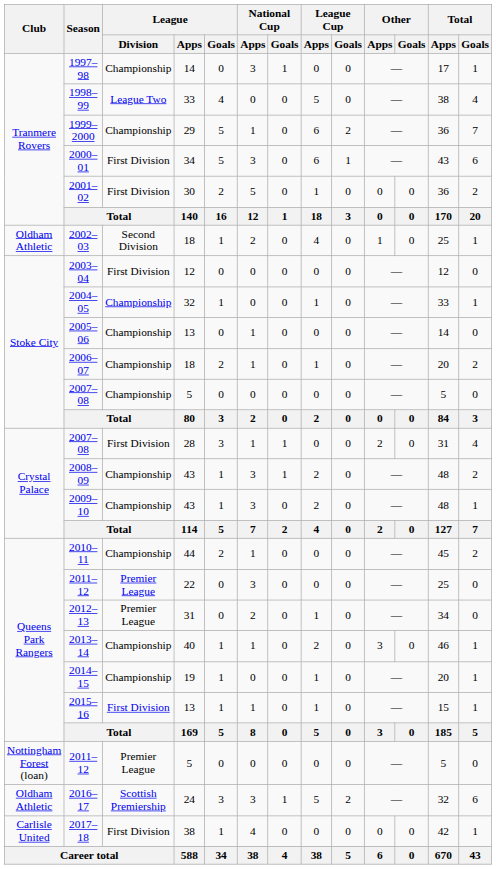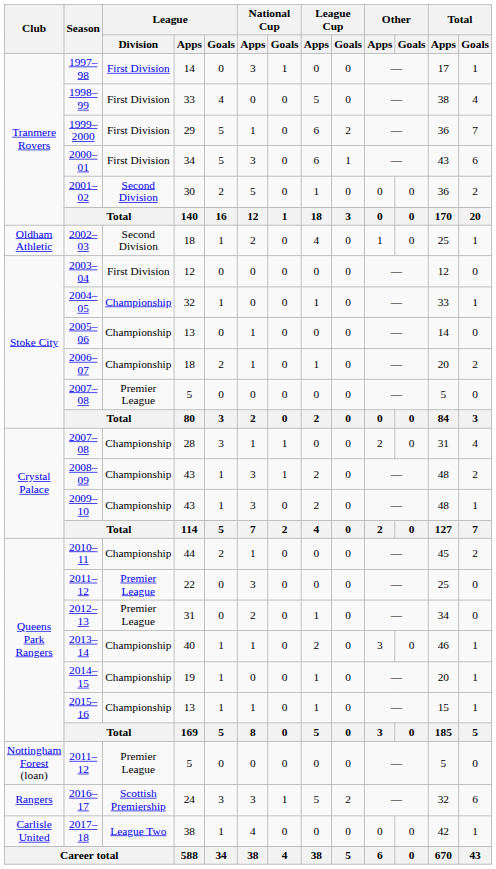(138, 68) Championship -> (138, 68) First Division
(138, 99) League Two -> (138, 99) First Division
(138, 130) Championship -> (138, 130) First Division
(138, 191) First Division -> (138, 191) Second Division
(138, 394) Championship -> (138, 394) Premier League
(138, 443) First Division -> (138, 443) Championship
(138, 707) First Division -> (138, 707) Championship
(34, 800) Oldham Athletic -> (34, 800) Rangers
(138, 831) First Division -> (138, 831) League Two
